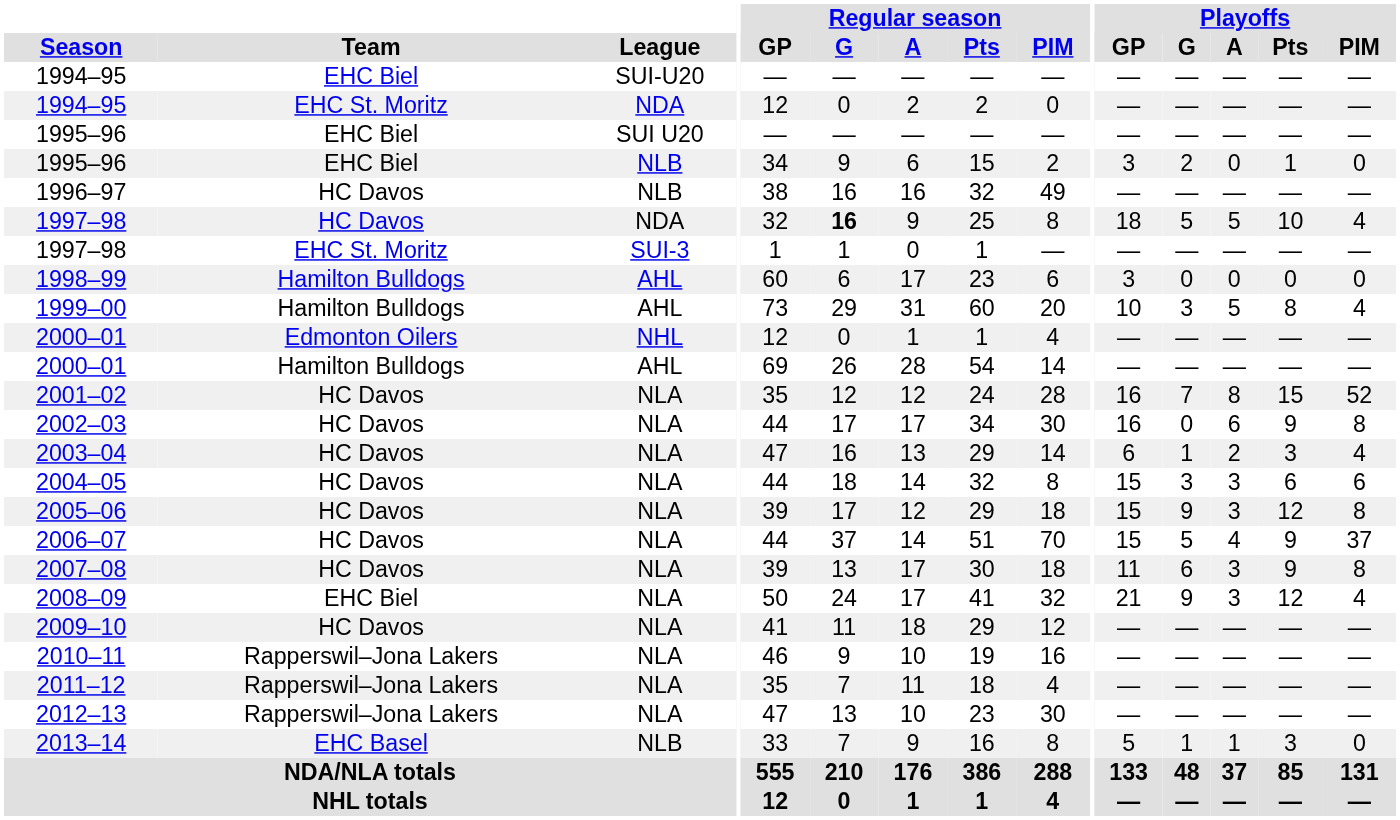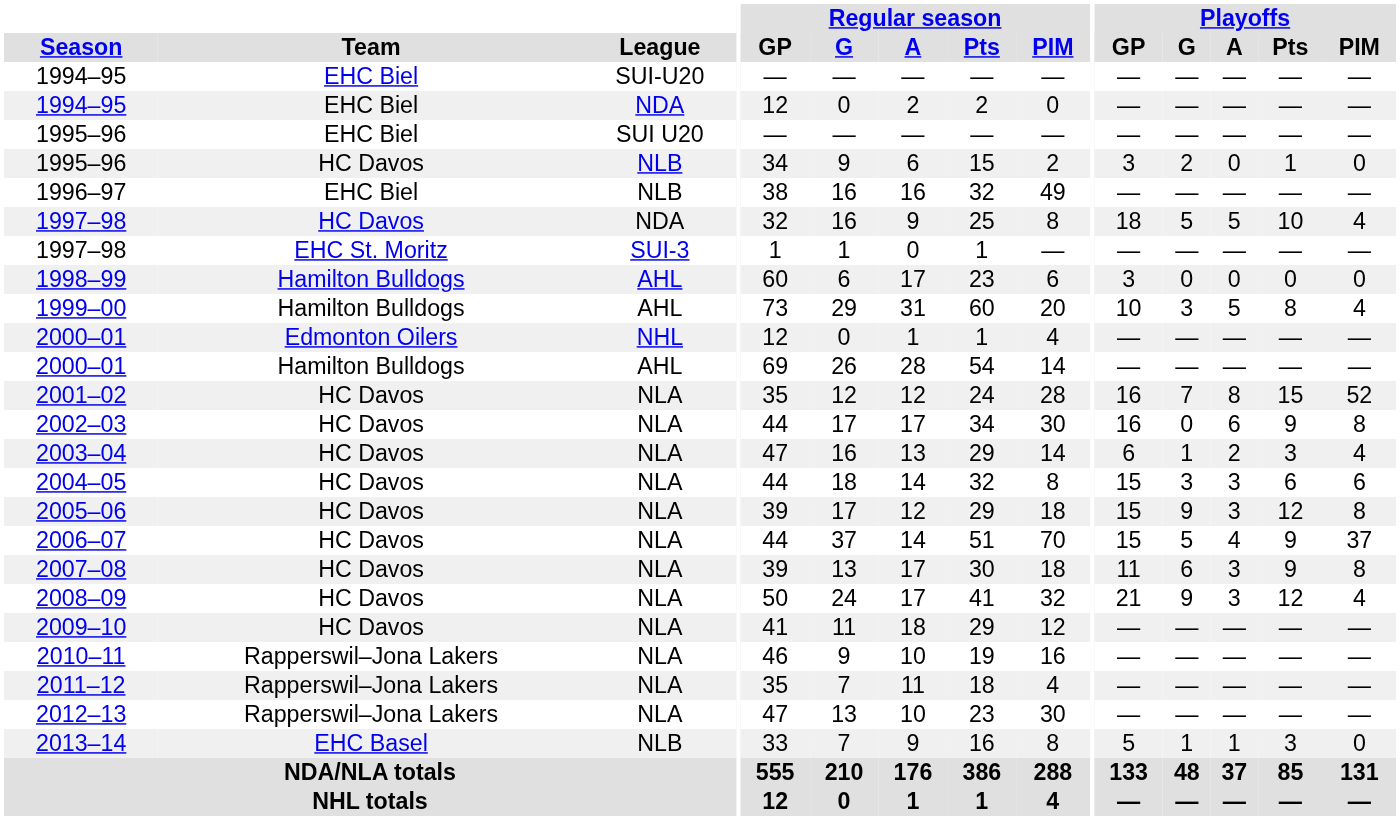(371, 105) EHC St. Moritz -> (371, 105) EHC Biel
(371, 163) EHC Biel -> (371, 163) HC Davos
(371, 192) HC Davos -> (371, 192) EHC Biel
(844, 221) bold -> (844, 221) normal
(371, 598) EHC Biel -> (371, 598) HC Davos
